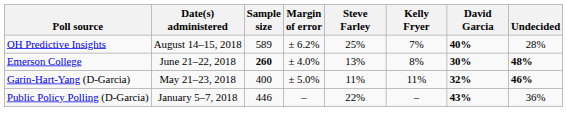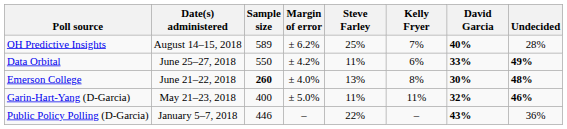+ row: (34, 62)
